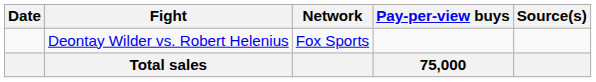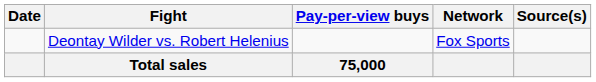columns swapped: (443, 16) <-> (332, 16)
